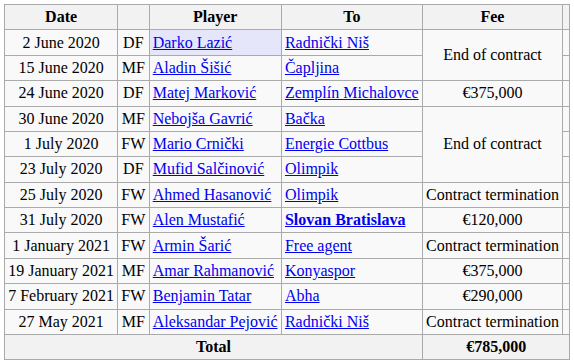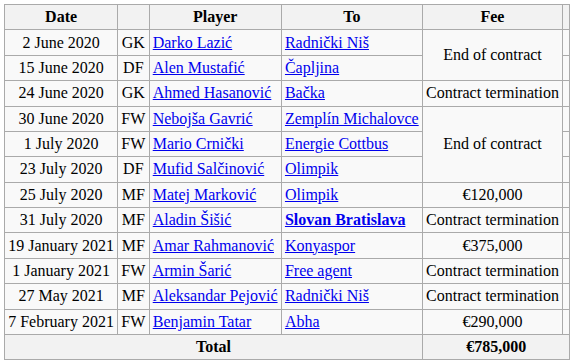(133, 42) DF -> (133, 42) GK
(192, 42) lavender background -> (192, 42) no background
(133, 67) MF -> (133, 67) DF
(192, 67) Aladin Šišić -> (199, 67) Alen Mustafić
(133, 93) DF -> (133, 93) GK
(204, 93) Matej Marković -> (212, 93) Ahmed Hasanović
(352, 93) Zemplín Michalovce -> (305, 93) Bačka
(492, 93) €375,000 -> (492, 93) Contract termination
(133, 118) MF -> (133, 118) FW
(305, 118) Bačka -> (352, 118) Zemplín Michalovce
(133, 194) FW -> (133, 194) MF
(212, 194) Ahmed Hasanović -> (204, 194) Matej Marković
(492, 194) Contract termination -> (492, 194) €120,000
(133, 220) FW -> (133, 220) MF
(199, 220) Alen Mustafić -> (192, 220) Aladin Šišić
(492, 220) €120,000 -> (492, 220) Contract termination
rows swapped: (61, 245) <-> (61, 270)
rows swapped: (61, 296) <-> (61, 321)
